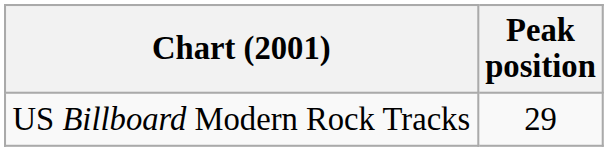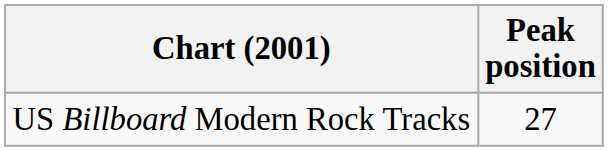(541, 118) 29 -> (541, 118) 27
